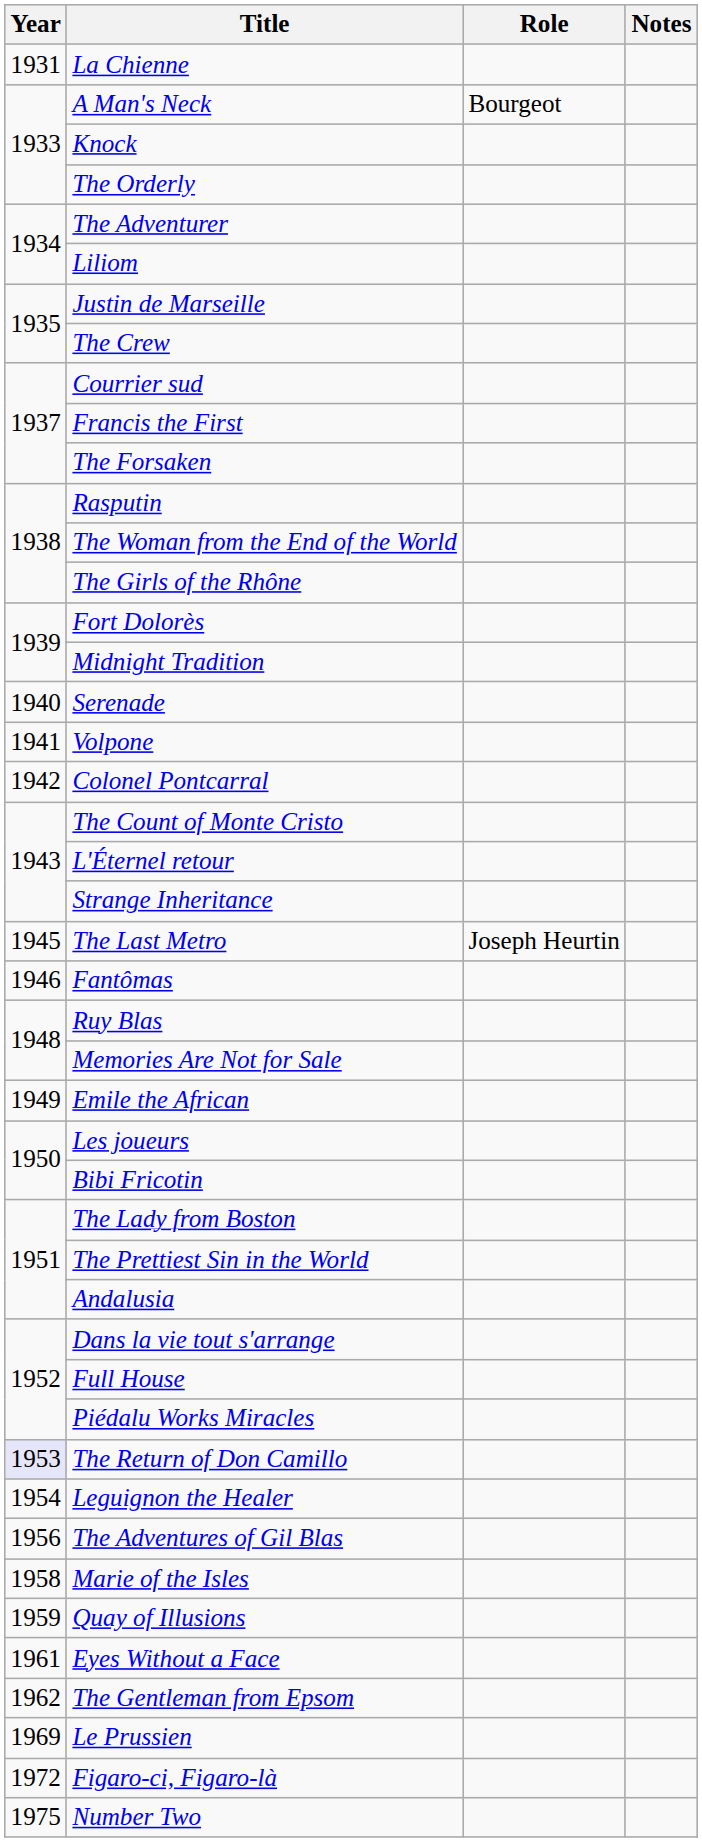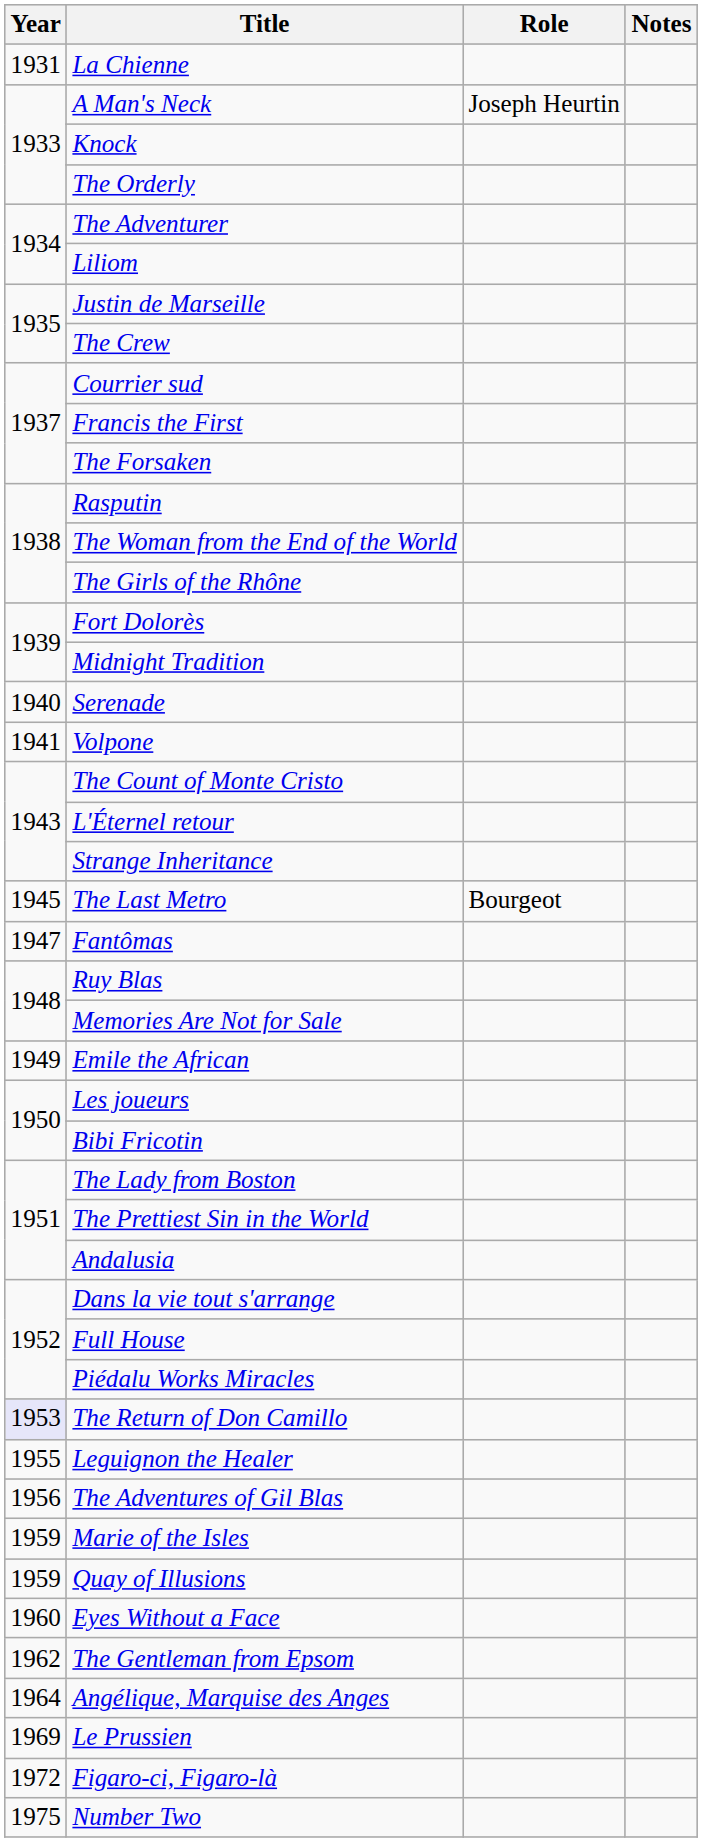(515, 104) Bourgeot -> (544, 104) Joseph Heurtin
- row: (170, 781)
(544, 940) Joseph Heurtin -> (515, 900) Bourgeot
(36, 980) 1946 -> (36, 940) 1947
(36, 1498) 1954 -> (36, 1458) 1955
(36, 1578) 1958 -> (36, 1538) 1959
(36, 1657) 1961 -> (36, 1617) 1960
+ row: (231, 1697)
